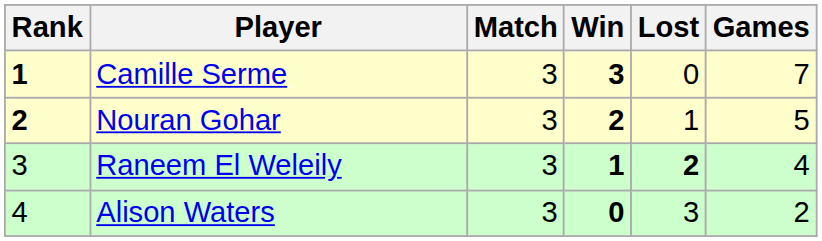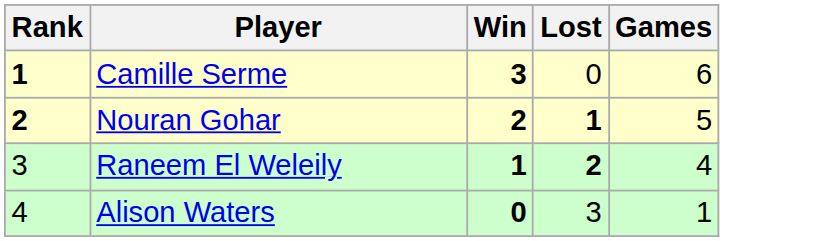- column: (516, 27)
(802, 73) 7 -> (704, 73) 6
(691, 119) normal -> (594, 119) bold
(802, 212) 2 -> (704, 212) 1
